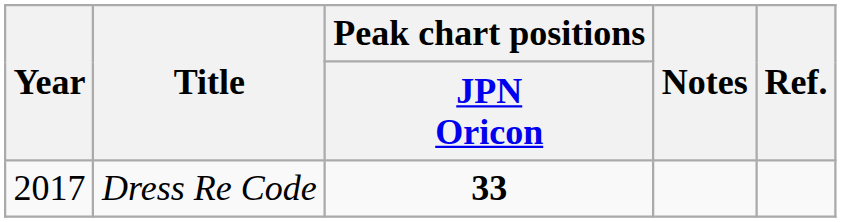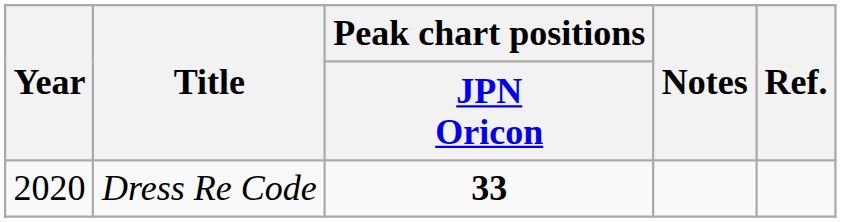(49, 187) 2017 -> (49, 187) 2020
